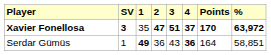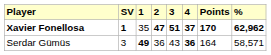(124, 27) 3 -> (124, 27) 1
(249, 27) 63,972 -> (249, 27) 62,962
(124, 43) 1 -> (124, 43) 3
(249, 43) 58,851 -> (249, 43) 58,571
